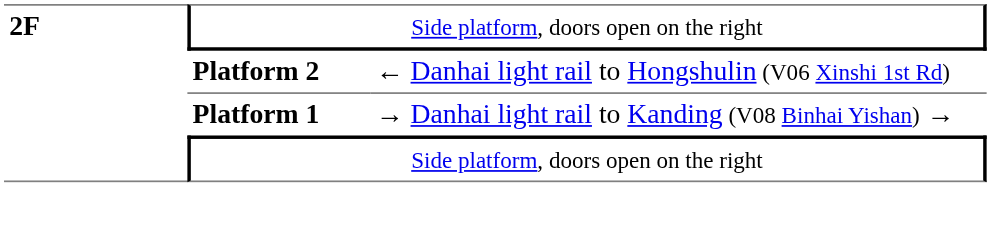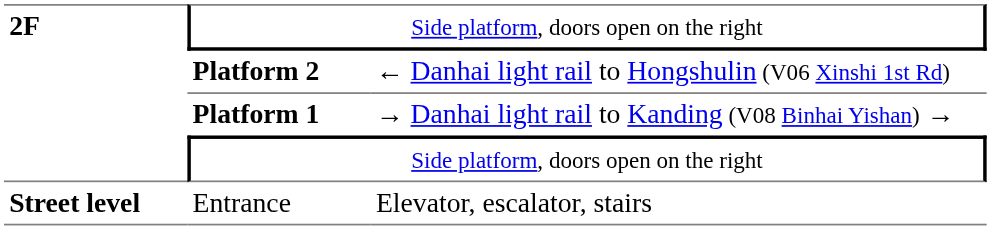+ row: (242, 202)
